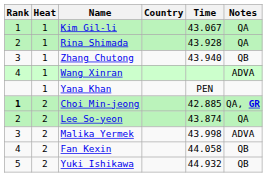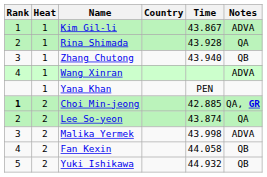(205, 27) 43.067 -> (205, 27) 43.867
(243, 27) QA -> (243, 27) ADVA
